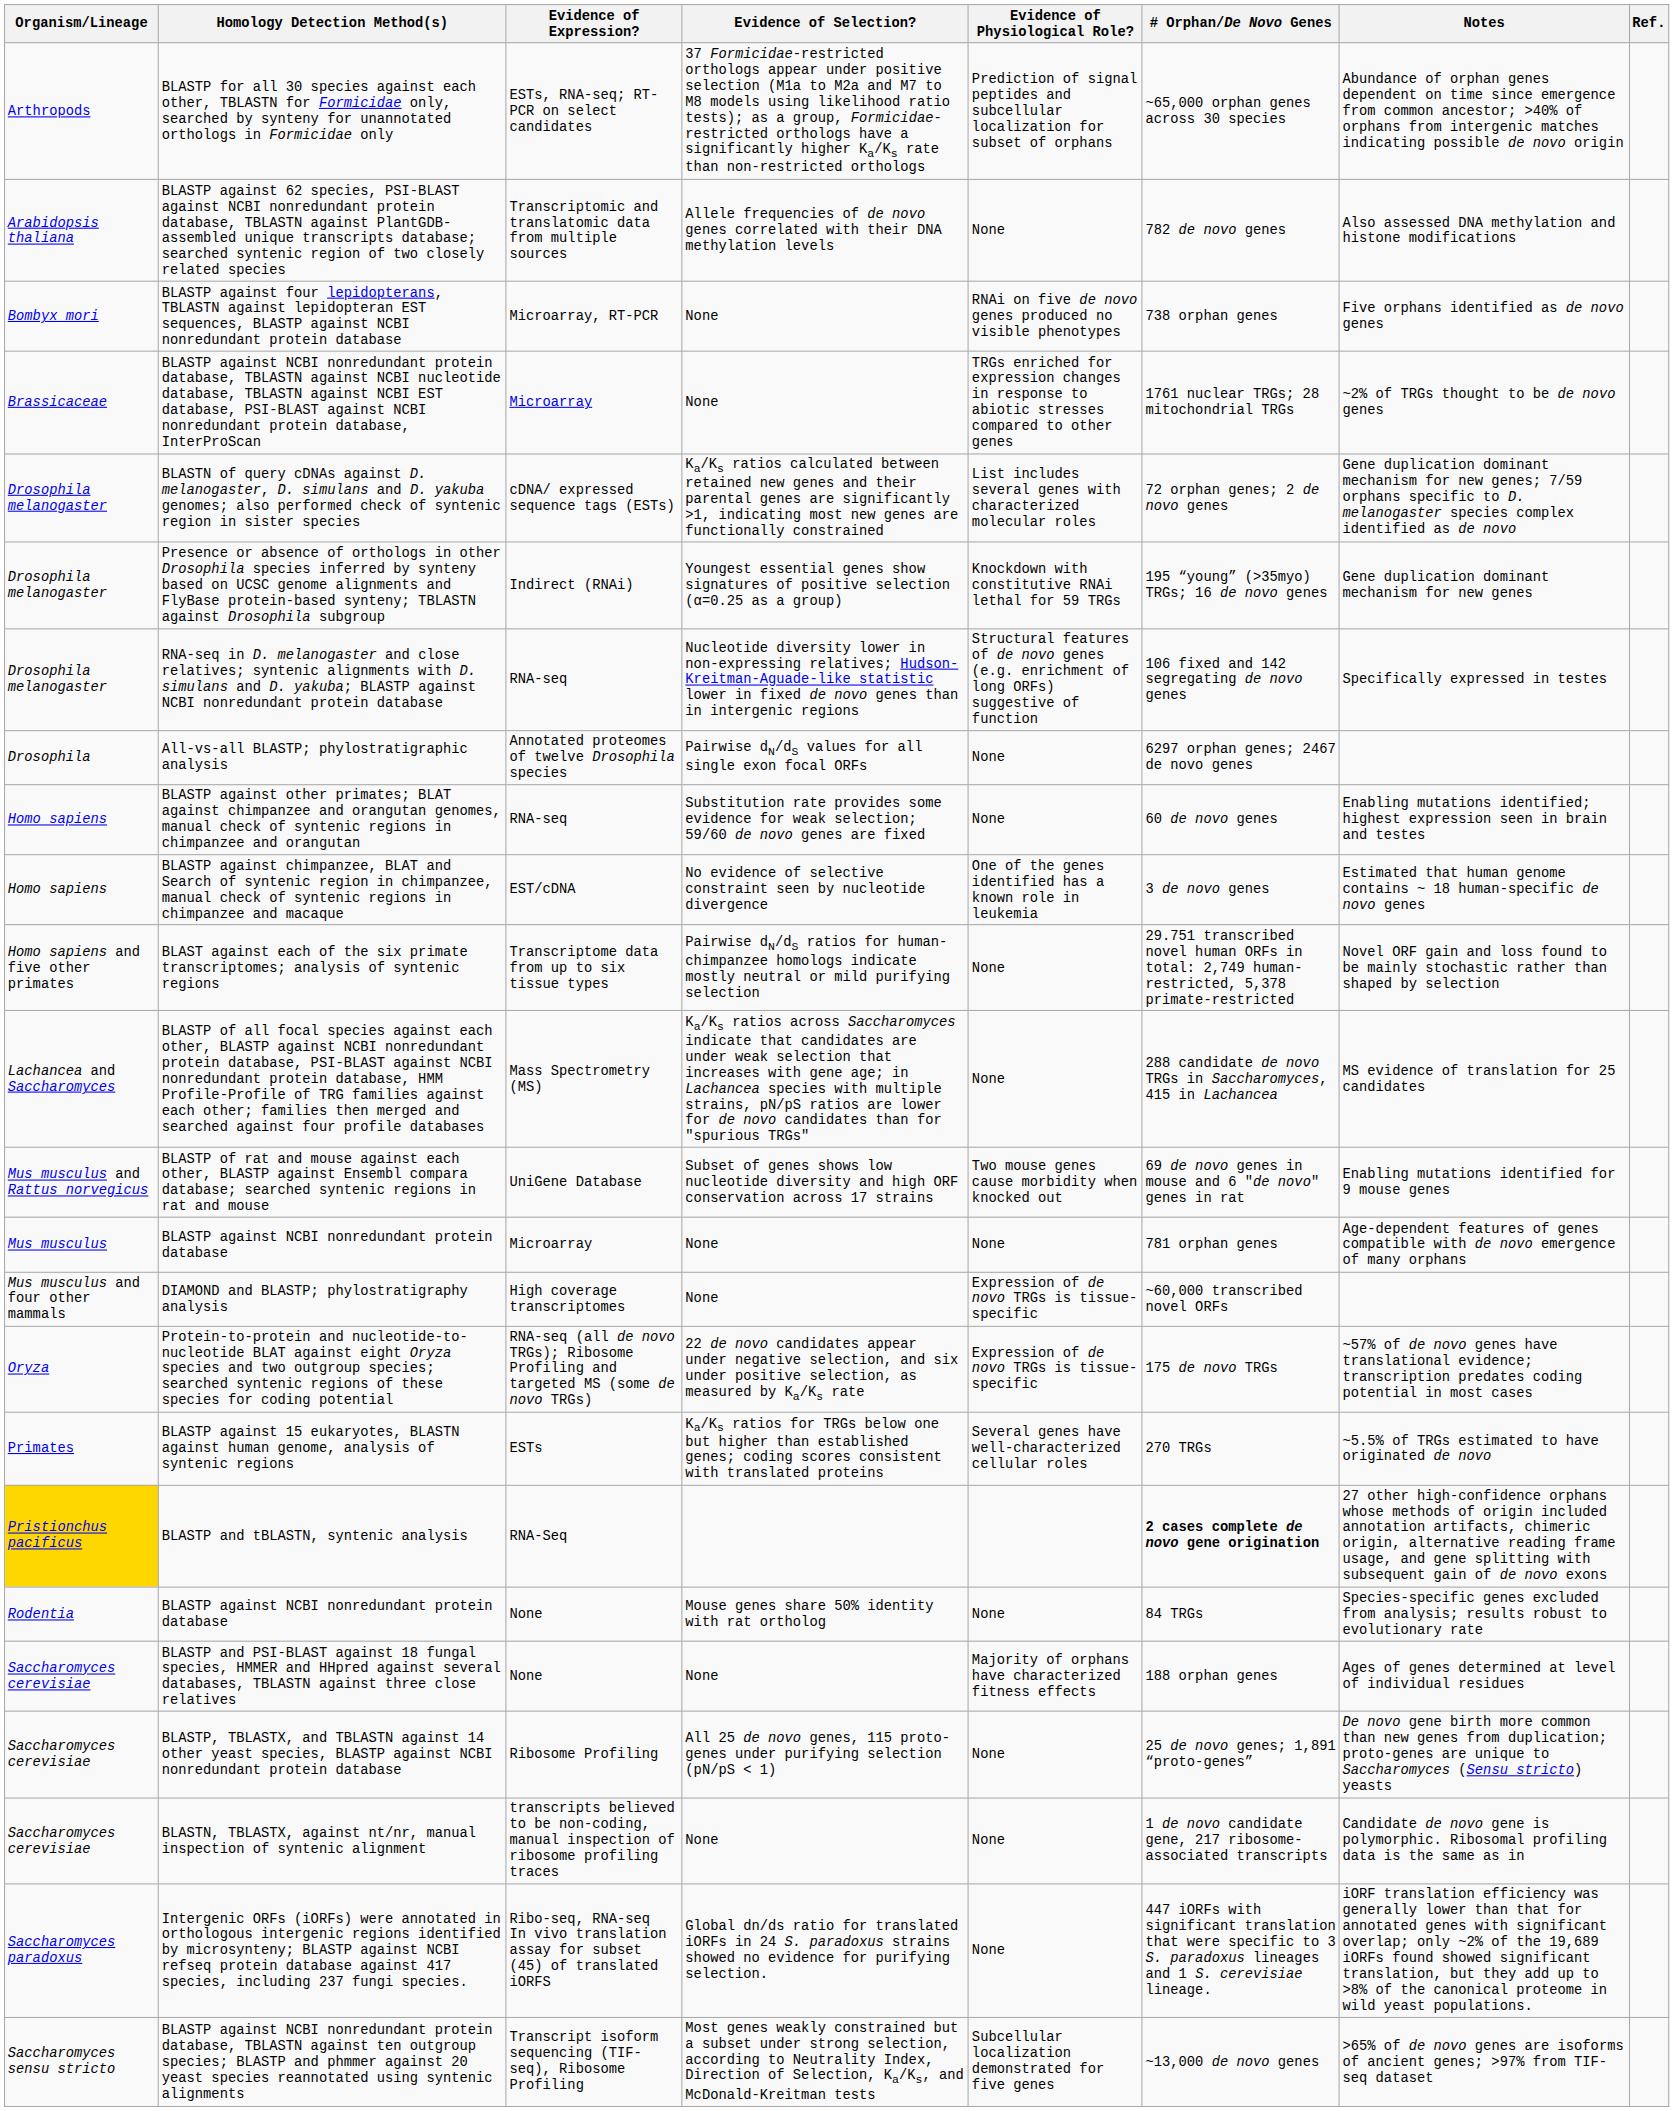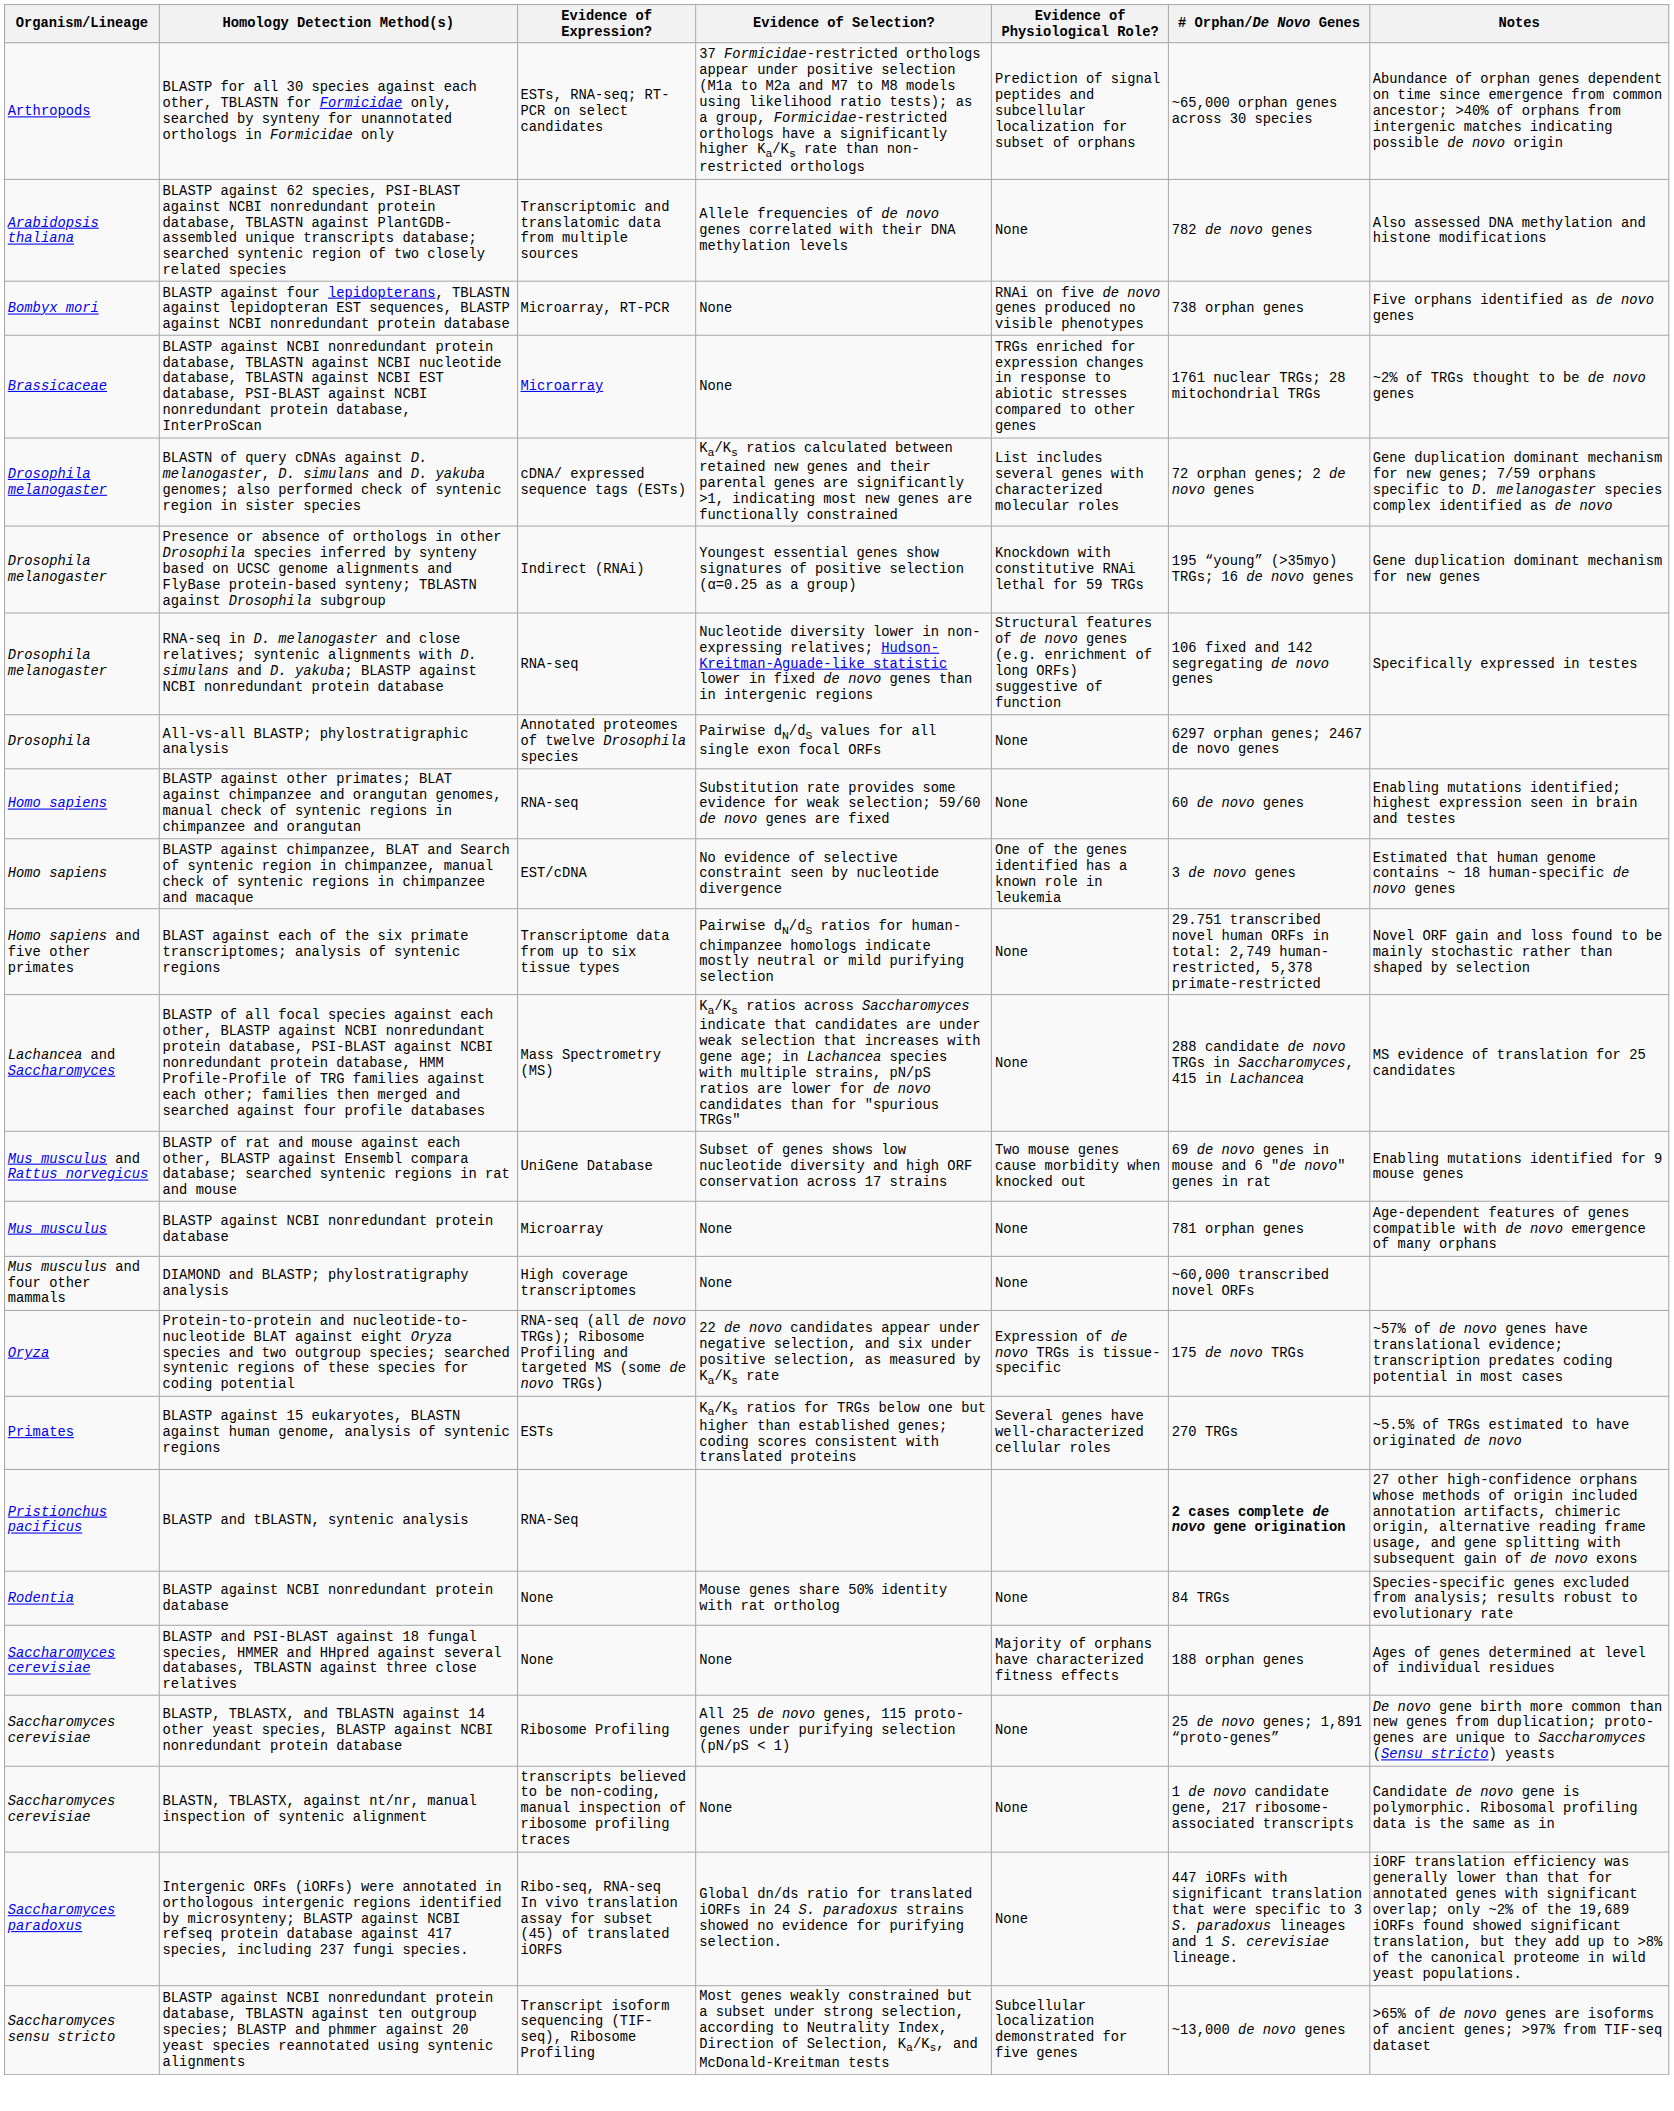- column: (1649, 24)
(1055, 1299) Expression of de novo TRGs is tissue-specific -> (1012, 1283) None
(57, 1536) gold background -> (57, 1520) no background
